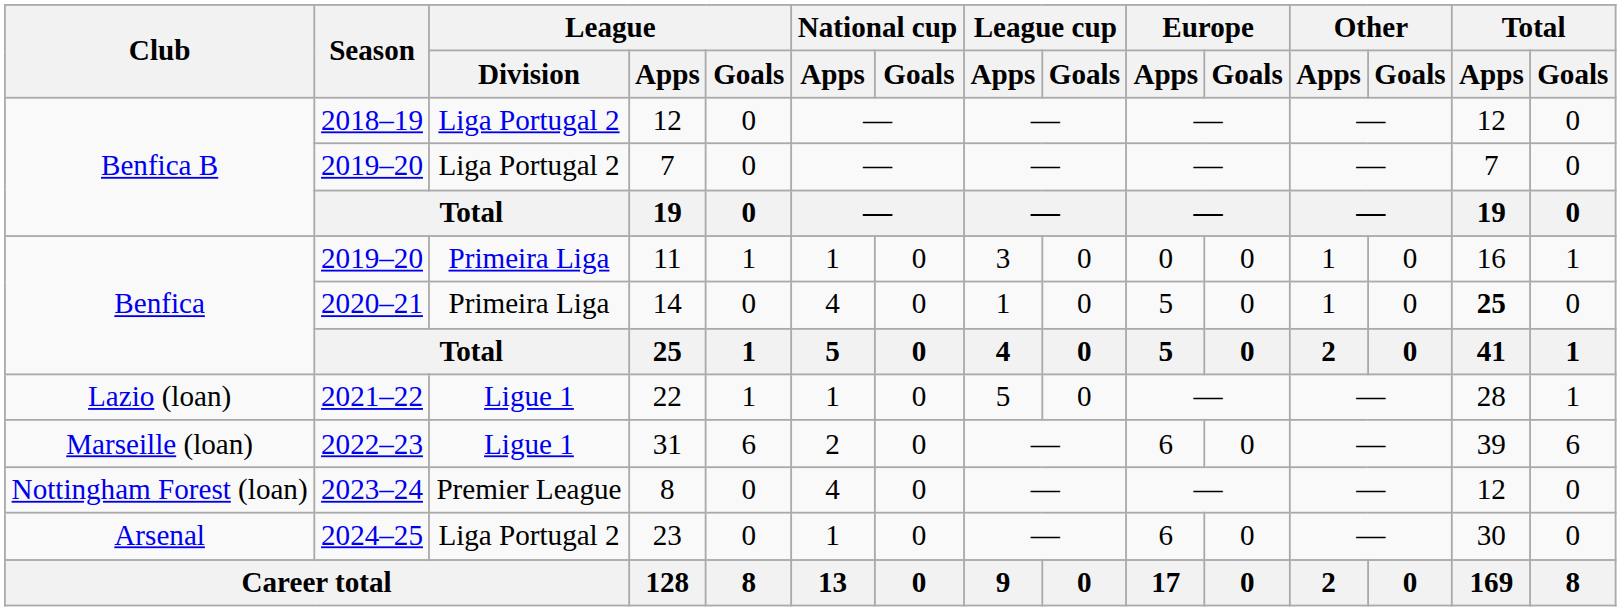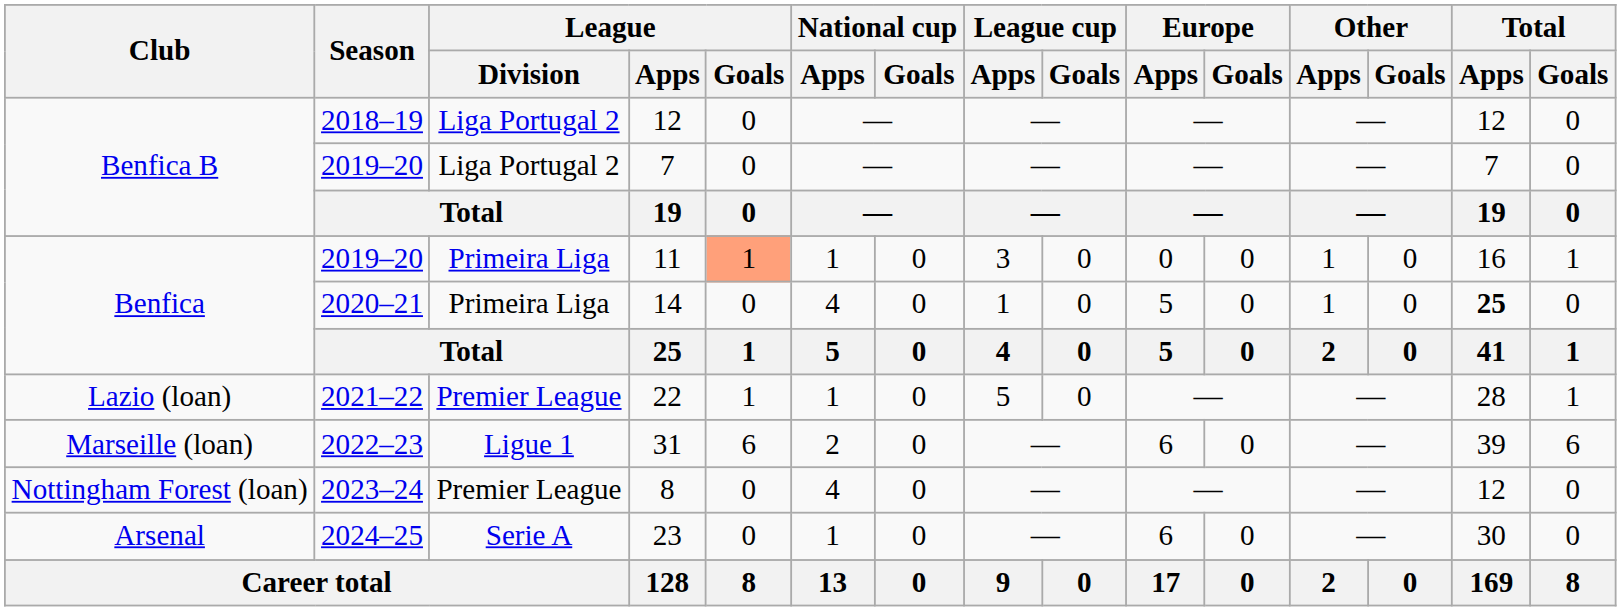(749, 258) no background -> (749, 258) lightsalmon background
(529, 397) Ligue 1 -> (529, 397) Premier League
(529, 535) Liga Portugal 2 -> (529, 535) Serie A
